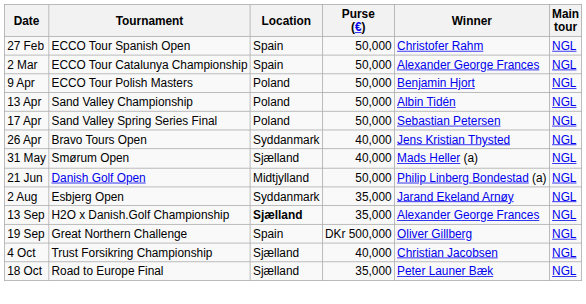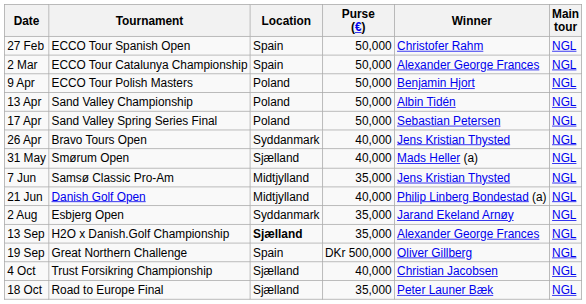+ row: (22, 177)
(373, 177) 50,000 -> (373, 196) 40,000
